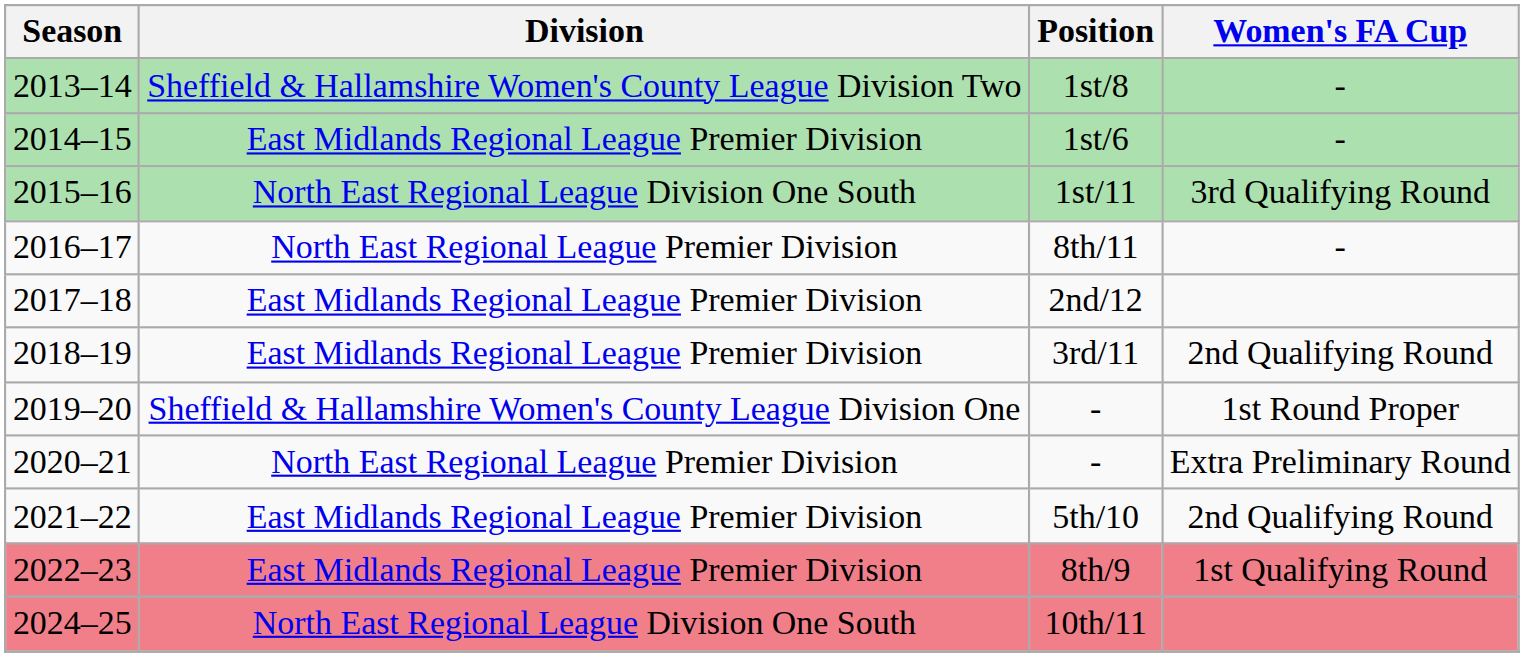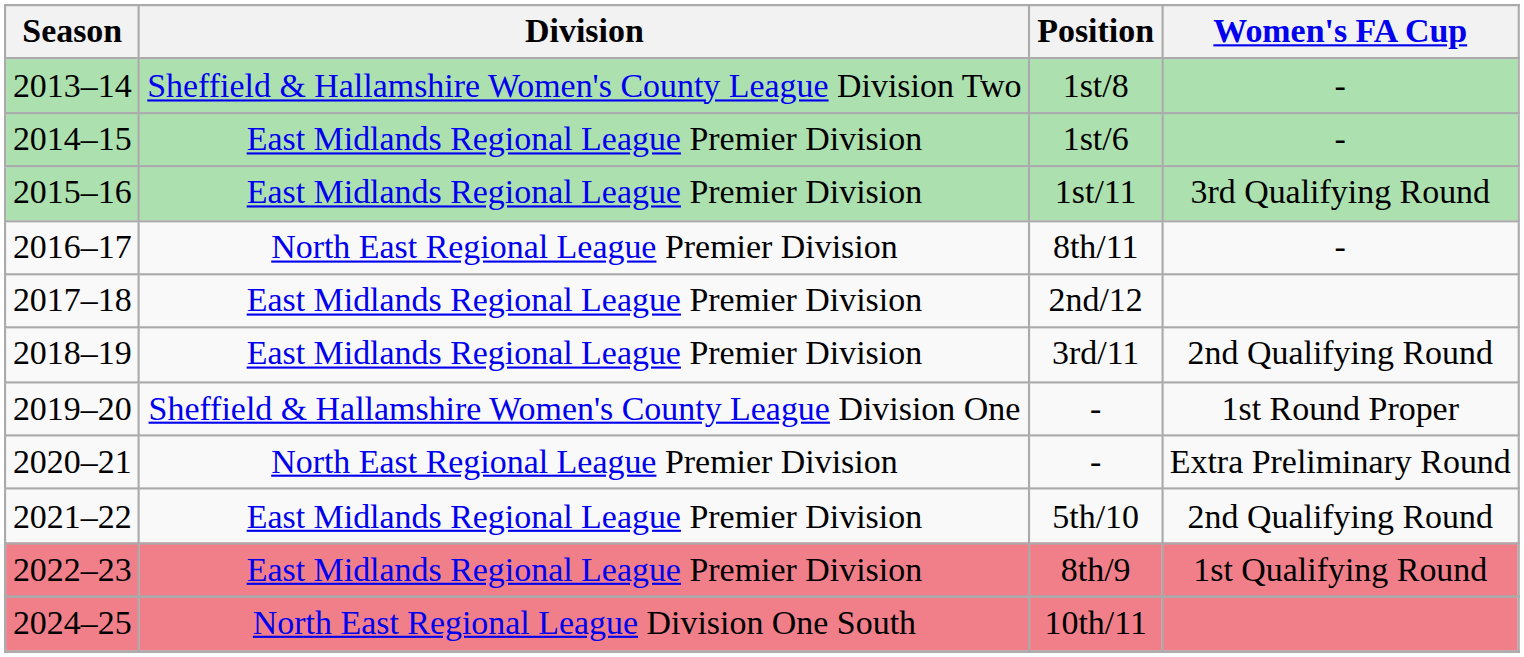(584, 192) North East Regional League Division One South -> (584, 192) East Midlands Regional League Premier Division
